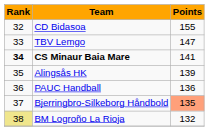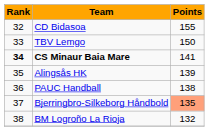(187, 42) 147 -> (187, 42) 150
(187, 88) 136 -> (187, 88) 138
(18, 118) khaki background -> (18, 118) no background
